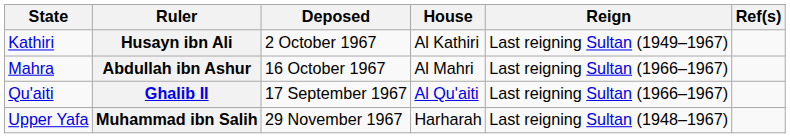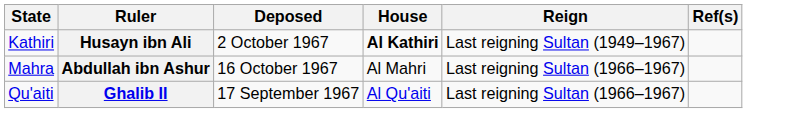(447, 42) normal -> (403, 42) bold
- row: (177, 119)
